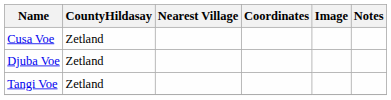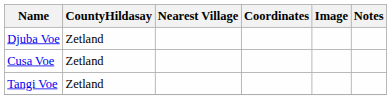rows swapped: (31, 38) <-> (34, 61)
